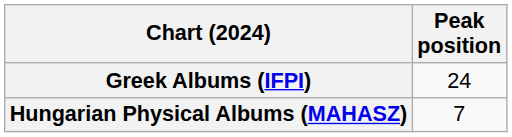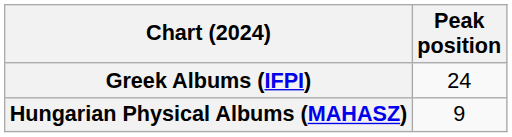(459, 114) 7 -> (459, 114) 9
